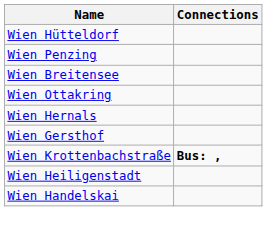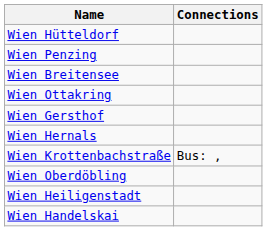rows swapped: (52, 115) <-> (56, 135)
(199, 155) bold -> (199, 155) normal
+ row: (67, 176)
